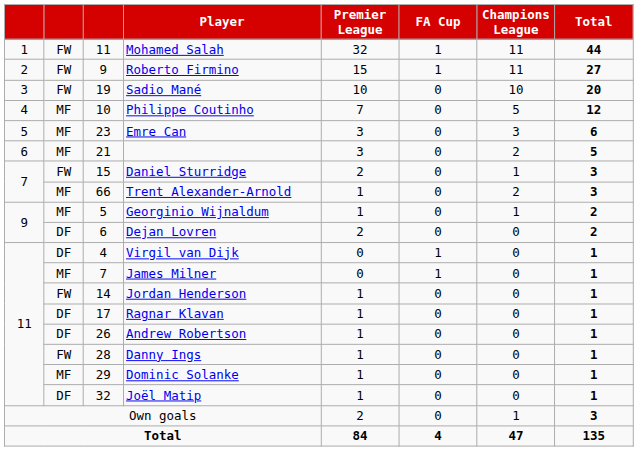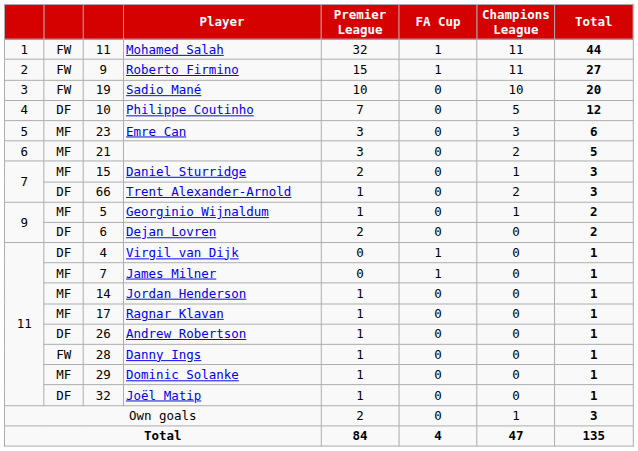(64, 110) MF -> (64, 110) DF
(64, 171) FW -> (64, 171) MF
(64, 192) MF -> (64, 192) DF
(64, 293) FW -> (64, 293) MF
(64, 314) DF -> (64, 314) MF
